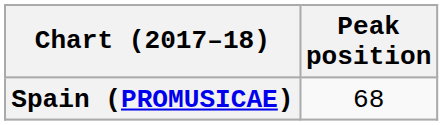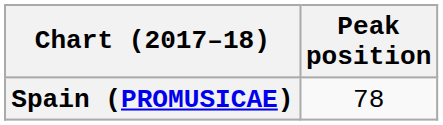(369, 99) 68 -> (369, 99) 78
